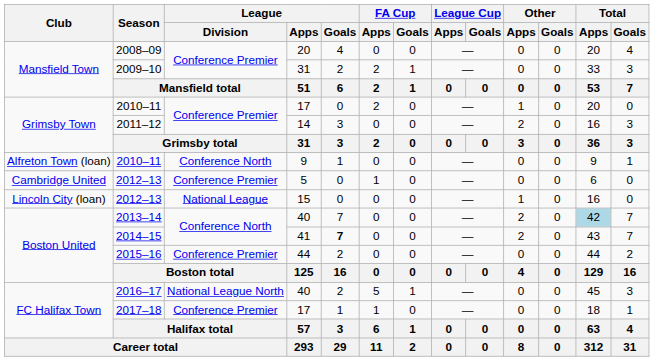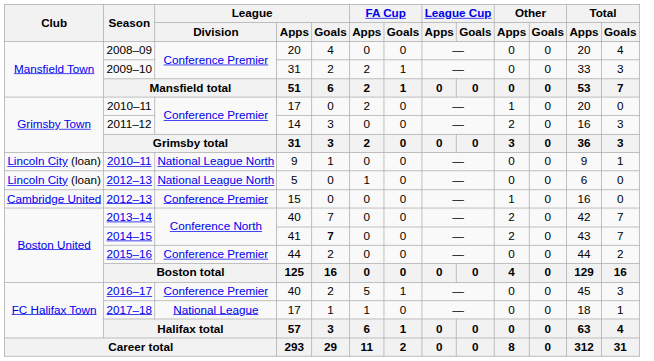(59, 161) Alfreton Town (loan) -> (54, 161) Lincoln City (loan)
(225, 161) Conference North -> (216, 161) National League North
(59, 180) Cambridge United -> (54, 180) Lincoln City (loan)
(225, 180) Conference Premier -> (216, 180) National League North
(59, 198) Lincoln City (loan) -> (54, 198) Cambridge United
(225, 198) National League -> (216, 198) Conference Premier
(594, 217) lightblue background -> (584, 217) no background
(225, 291) National League North -> (216, 291) Conference Premier
(225, 310) Conference Premier -> (216, 310) National League
